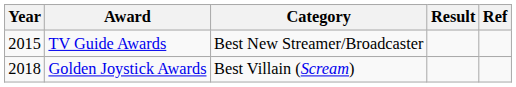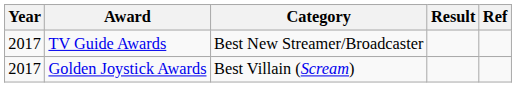(25, 43) 2015 -> (25, 43) 2017
(25, 69) 2018 -> (25, 69) 2017
